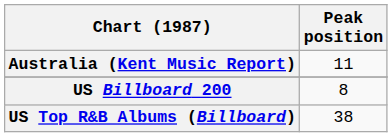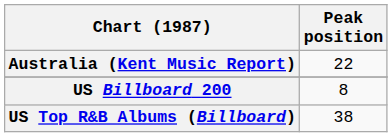(343, 64) 11 -> (343, 64) 22
